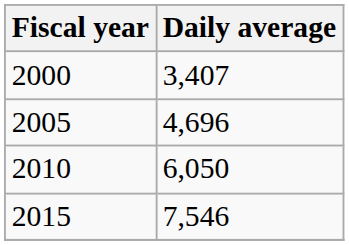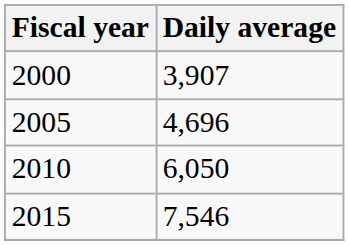(196, 74) 3,407 -> (196, 74) 3,907
